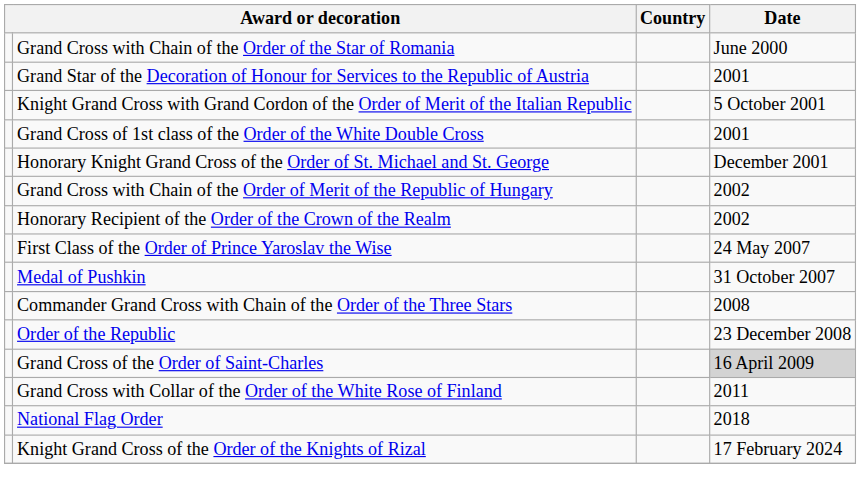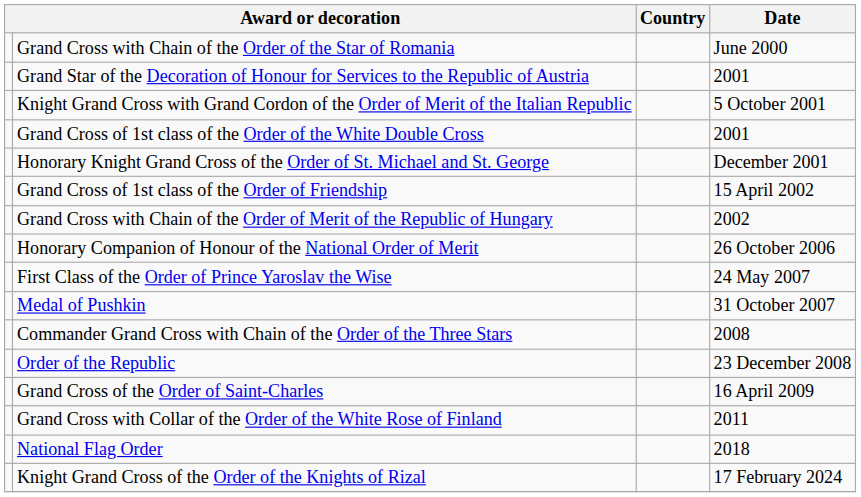+ row: (202, 190)
- row: (234, 219)
+ row: (248, 248)
(764, 362) lightgrey background -> (764, 391) no background
